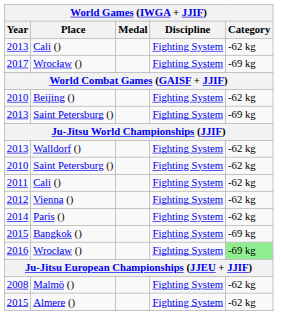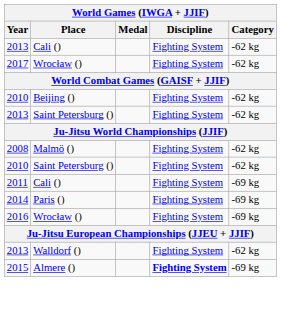(242, 64) -69 kg -> (245, 64) -62 kg
(242, 115) -69 kg -> (245, 115) -62 kg
rows swapped: (18, 285) <-> (18, 149)
(242, 183) -62 kg -> (245, 183) -69 kg
- row: (18, 200)
(242, 217) -62 kg -> (245, 200) -69 kg
- row: (18, 234)
(242, 251) lightgreen background -> (245, 217) no background
(188, 302) normal -> (190, 268) bold
(242, 302) -62 kg -> (245, 268) -69 kg
